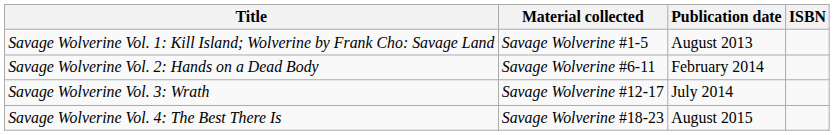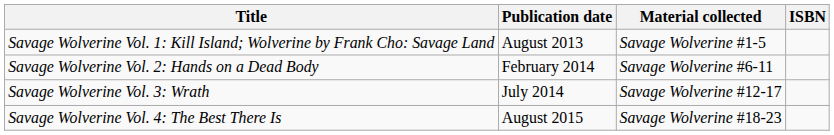columns swapped: (583, 17) <-> (726, 17)
